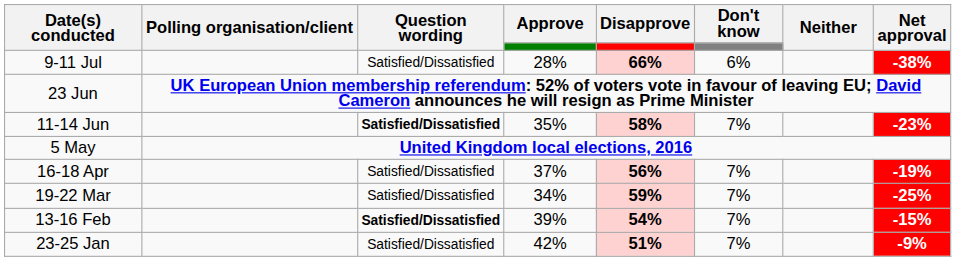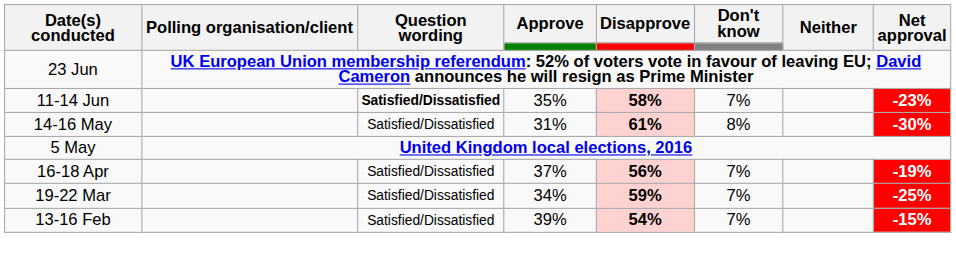- row: (73, 62)
+ row: (73, 124)
(431, 219) bold -> (431, 221) normal
- row: (73, 244)
